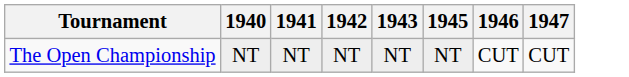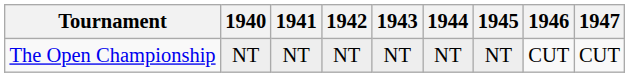+ column: (448, 21)
